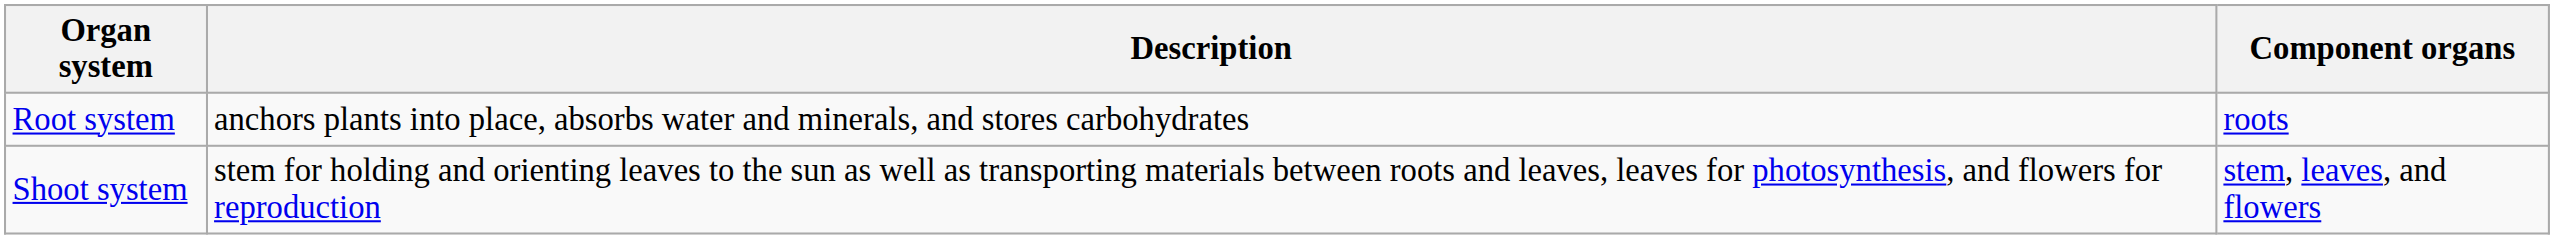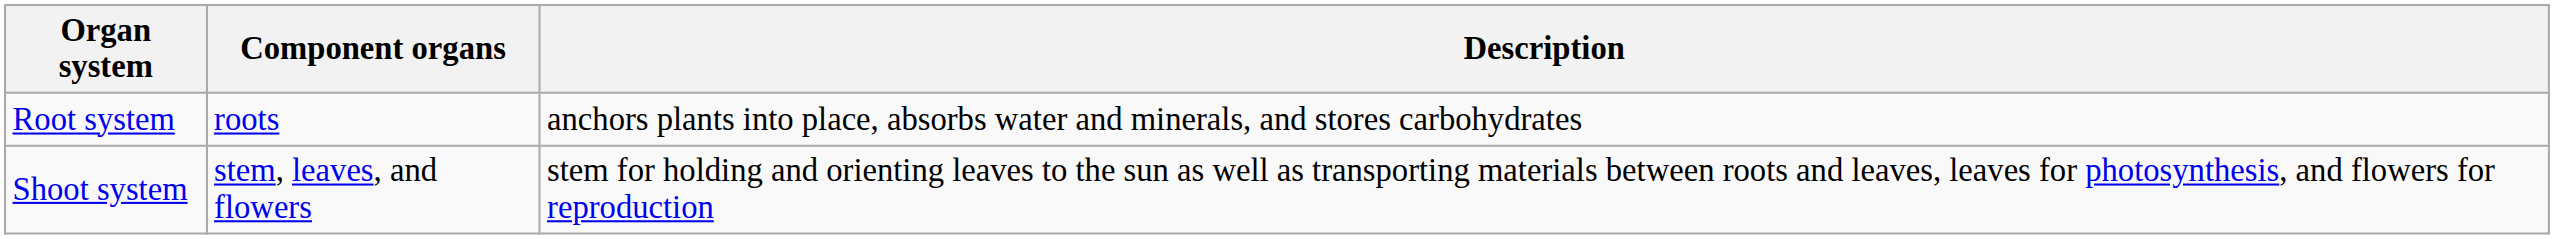columns swapped: (1211, 48) <-> (2382, 48)
